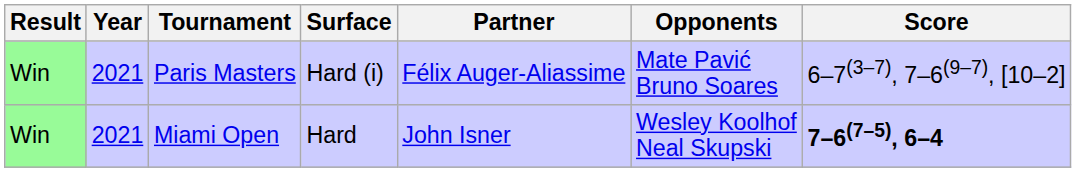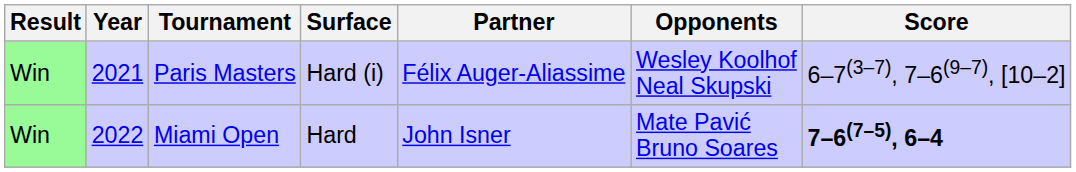(707, 72) Mate Pavić Bruno Soares -> (716, 72) Wesley Koolhof Neal Skupski
(117, 135) 2021 -> (117, 135) 2022
(716, 135) Wesley Koolhof Neal Skupski -> (707, 135) Mate Pavić Bruno Soares
